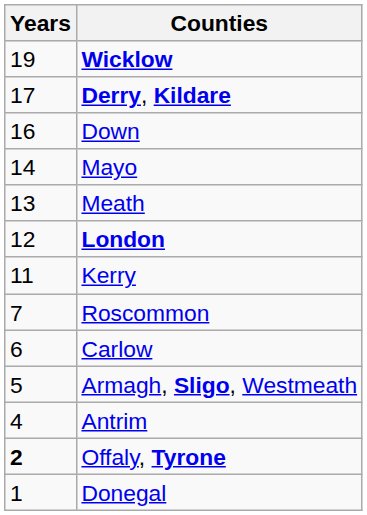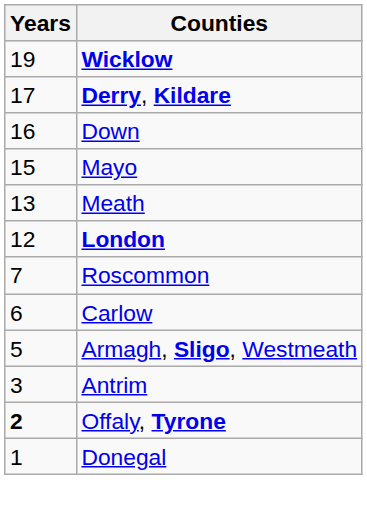(23, 167) 14 -> (23, 167) 15
- row: (109, 276)
(16, 420) 4 -> (16, 384) 3
